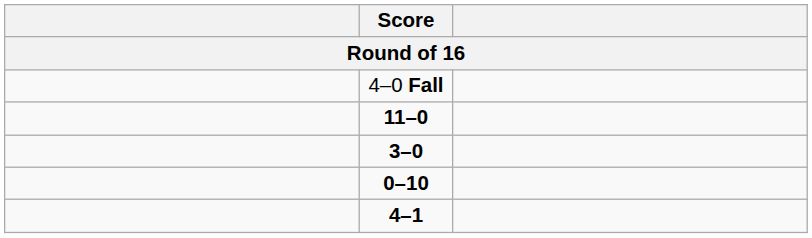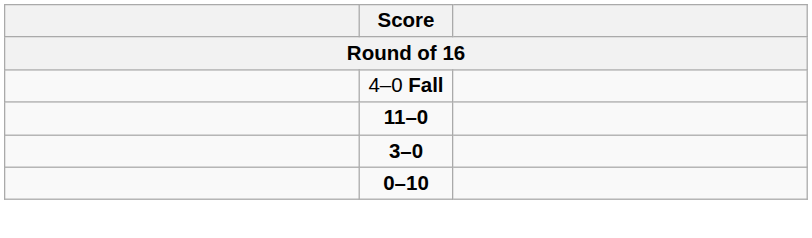- row: (406, 215)
